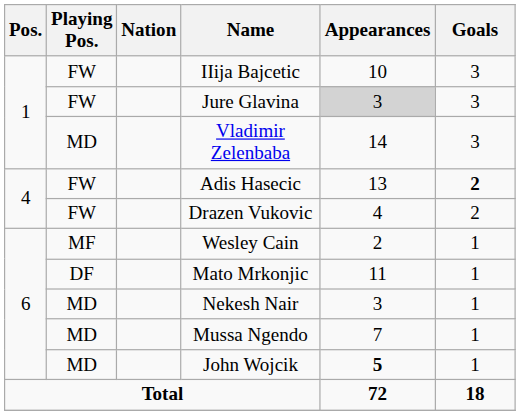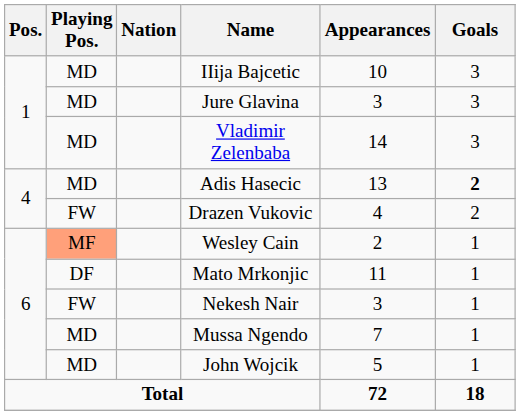(82, 71) FW -> (82, 71) MD
(82, 101) FW -> (82, 101) MD
(378, 101) lightgrey background -> (378, 101) no background
(82, 183) FW -> (82, 183) MD
(82, 243) no background -> (82, 243) lightsalmon background
(82, 304) MD -> (82, 304) FW
(378, 364) bold -> (378, 364) normal
